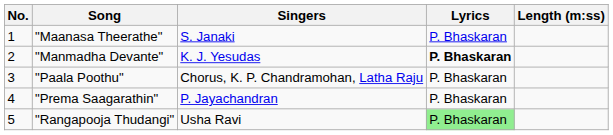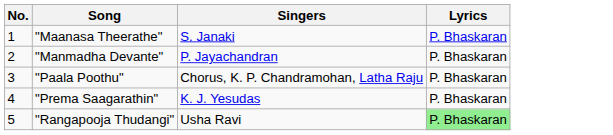- column: (561, 15)
(220, 57) K. J. Yesudas -> (229, 57) P. Jayachandran
(470, 57) bold -> (468, 57) normal
(229, 99) P. Jayachandran -> (220, 99) K. J. Yesudas
